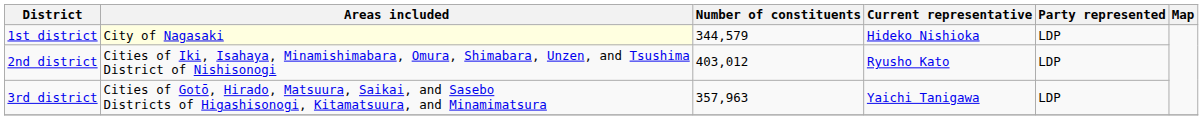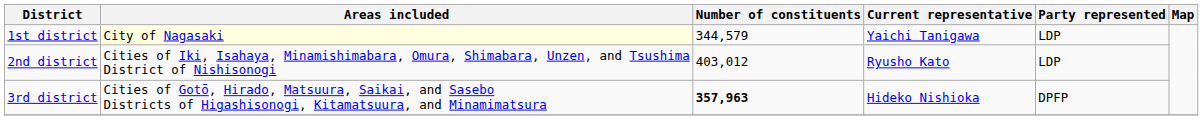(923, 35) Hideko Nishioka -> (923, 35) Yaichi Tanigawa
(722, 97) normal -> (722, 97) bold
(923, 97) Yaichi Tanigawa -> (923, 97) Hideko Nishioka
(1049, 97) LDP -> (1053, 97) DPFP
